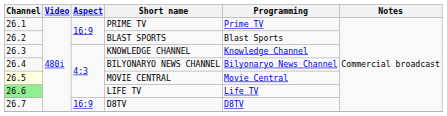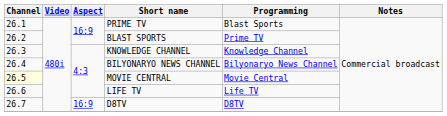(244, 24) Prime TV -> (254, 24) Blast Sports
(254, 38) Blast Sports -> (244, 38) Prime TV
(16, 91) lightgreen background -> (16, 91) no background
